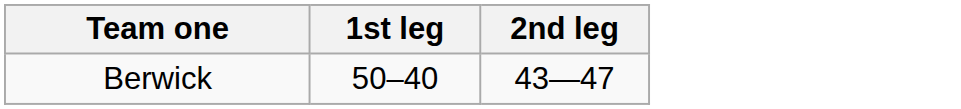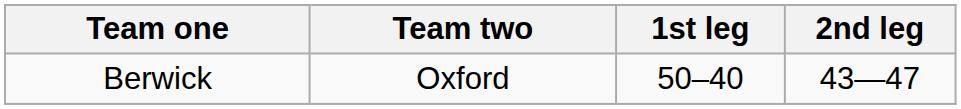+ column: (463, 29)
